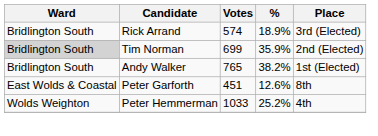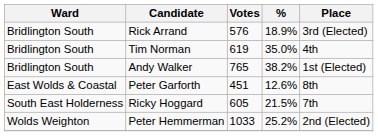(233, 31) 574 -> (239, 31) 576
(50, 49) lightgrey background -> (50, 49) no background
(233, 49) 699 -> (239, 49) 619
(274, 49) 35.9% -> (281, 49) 35.0%
(330, 49) 2nd (Elected) -> (310, 49) 4th
+ row: (166, 103)
(304, 103) 4th -> (336, 121) 2nd (Elected)
